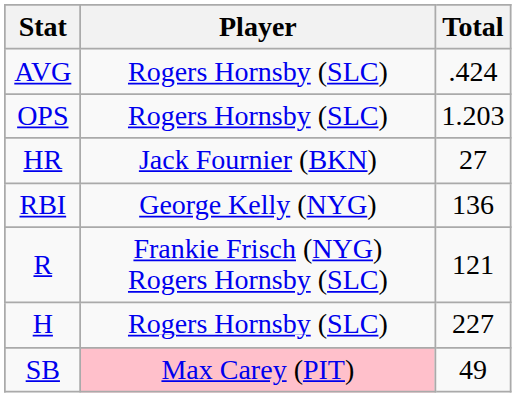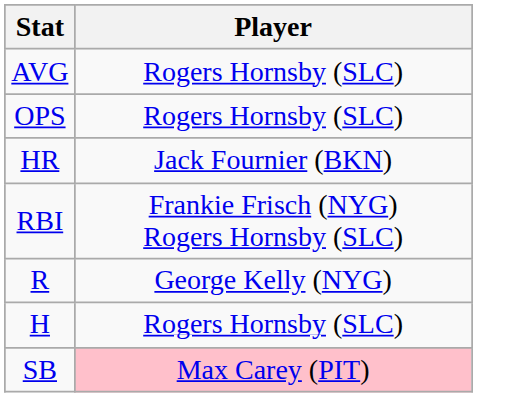- column: (473, 26)
(258, 204) George Kelly (NYG) -> (273, 220) Frankie Frisch (NYG) Rogers Hornsby (SLC)
(258, 264) Frankie Frisch (NYG) Rogers Hornsby (SLC) -> (273, 280) George Kelly (NYG)
